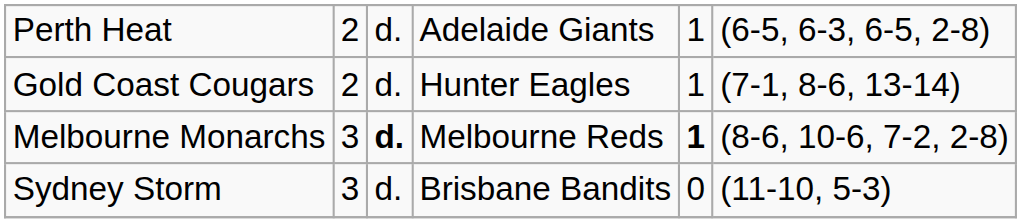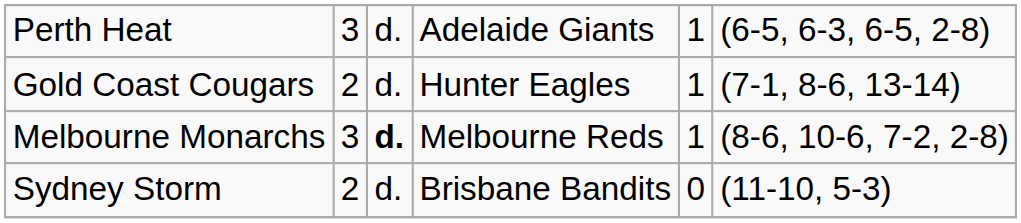(350, 30) 2 -> (350, 30) 3
(696, 136) bold -> (696, 136) normal
(350, 189) 3 -> (350, 189) 2
